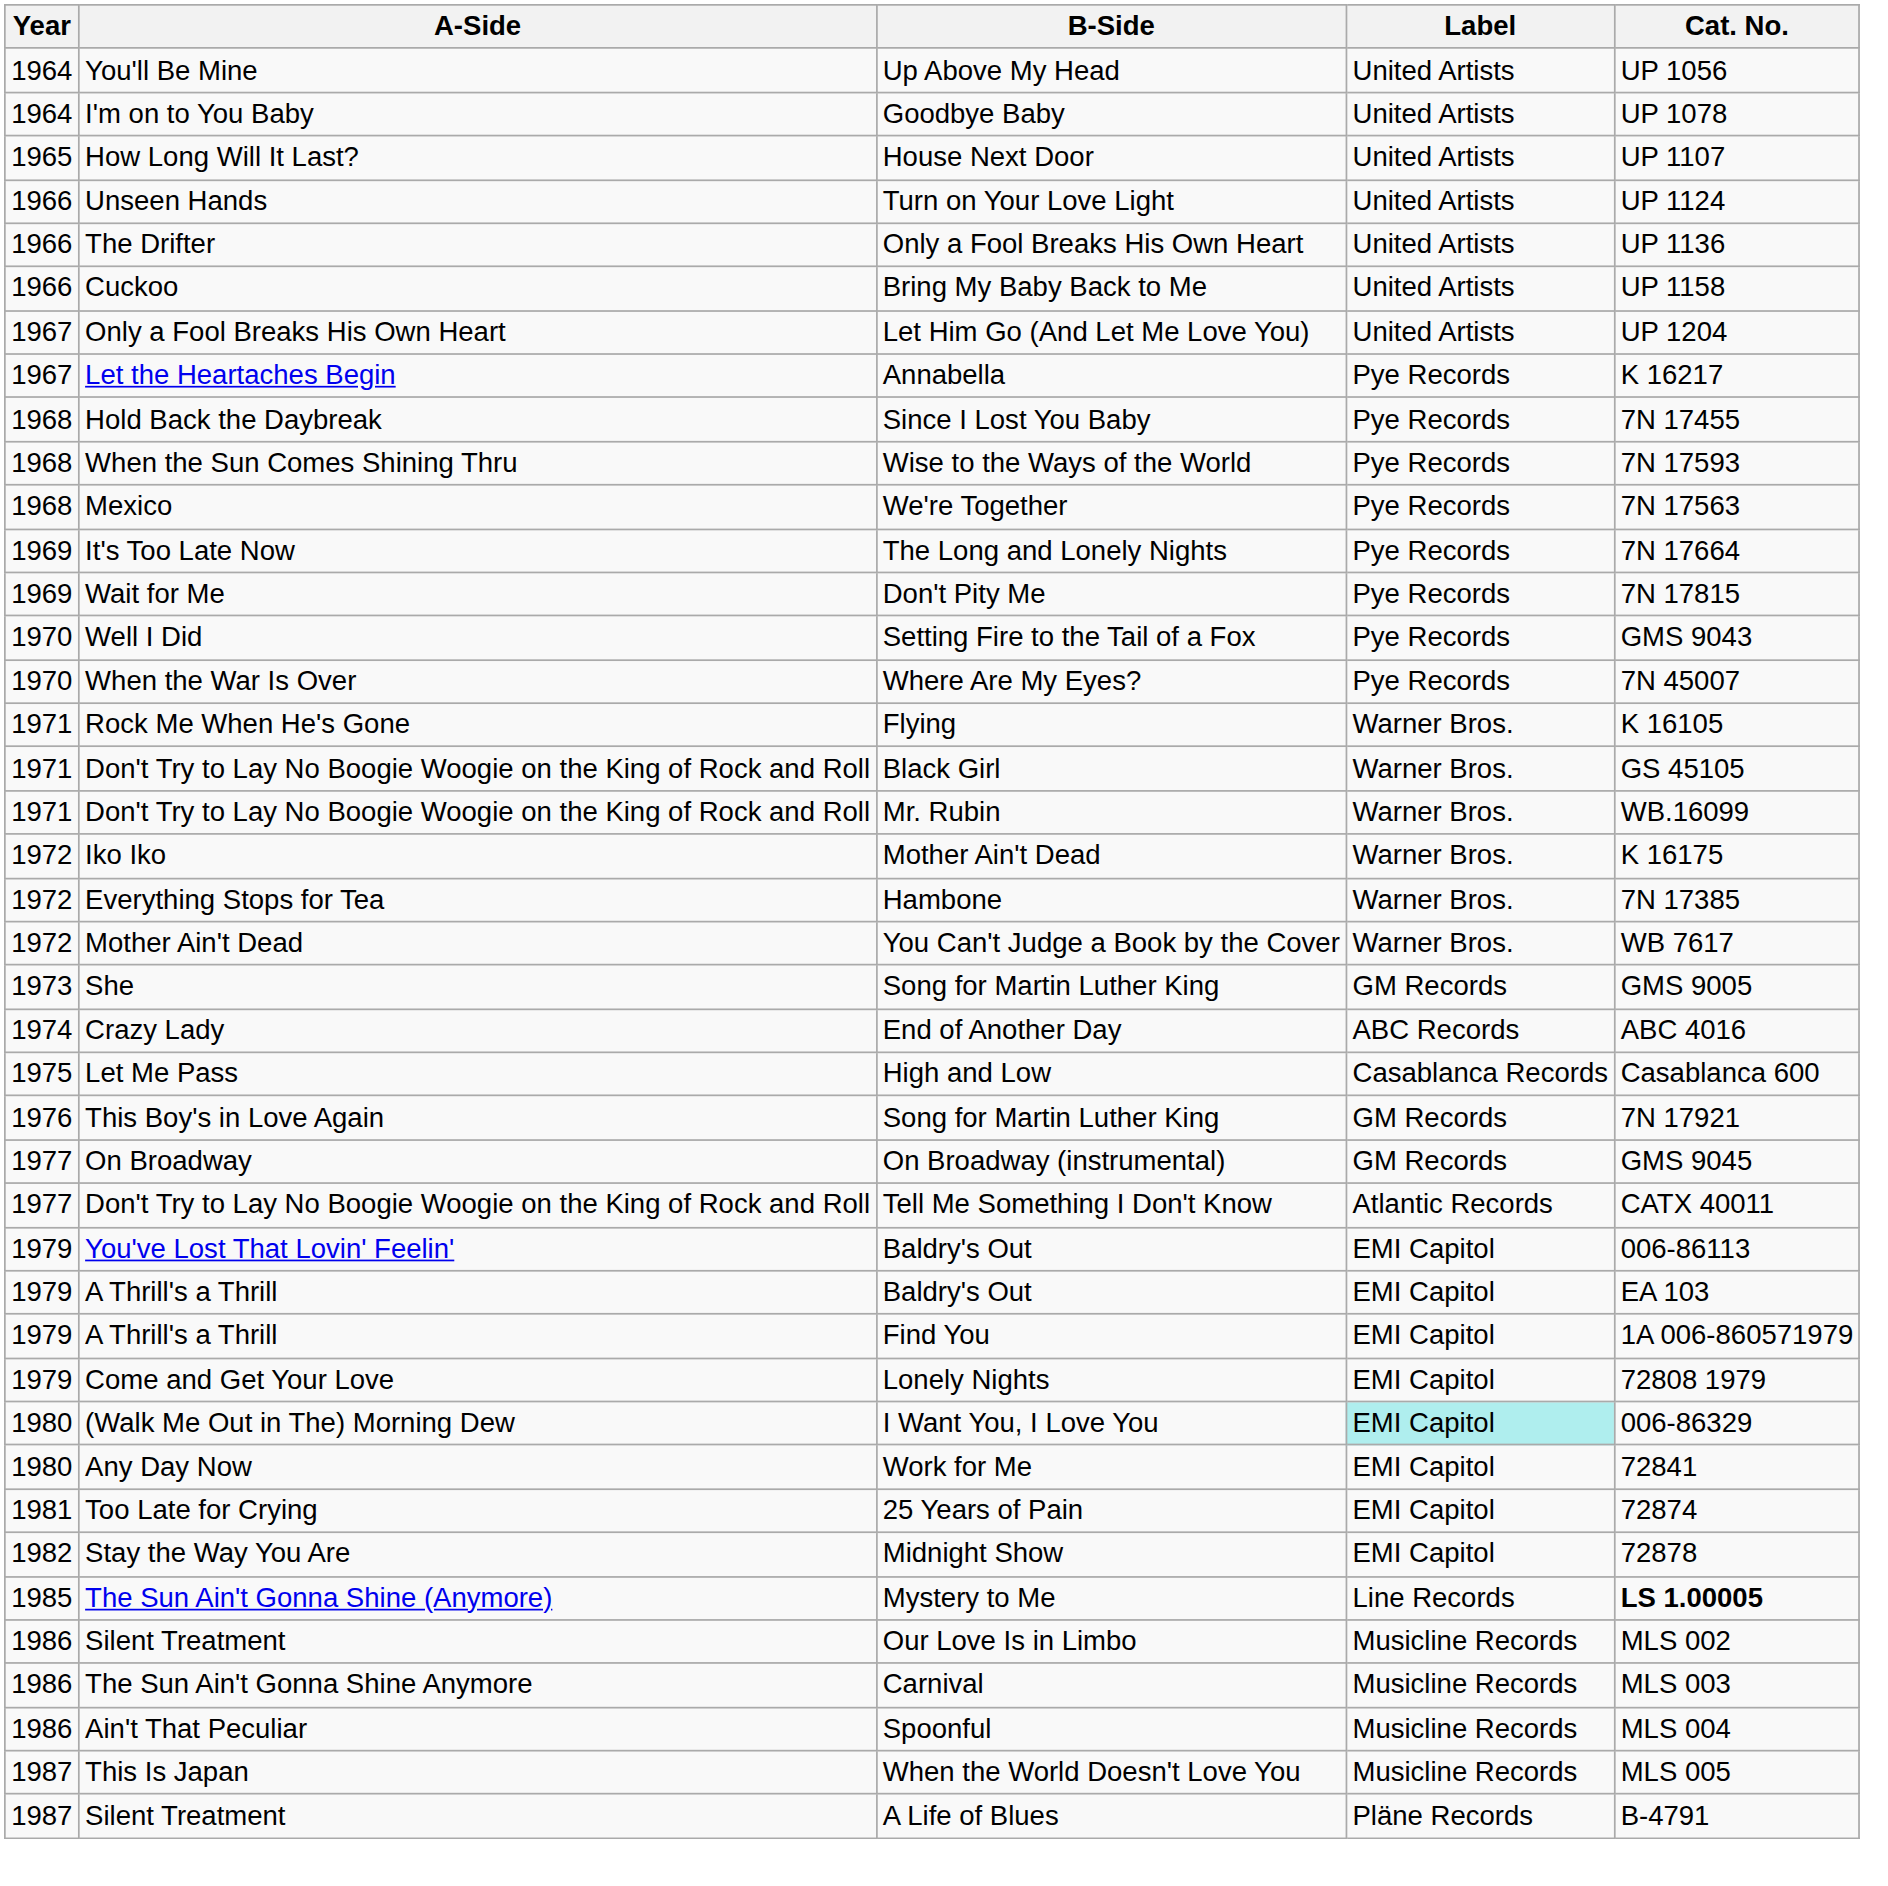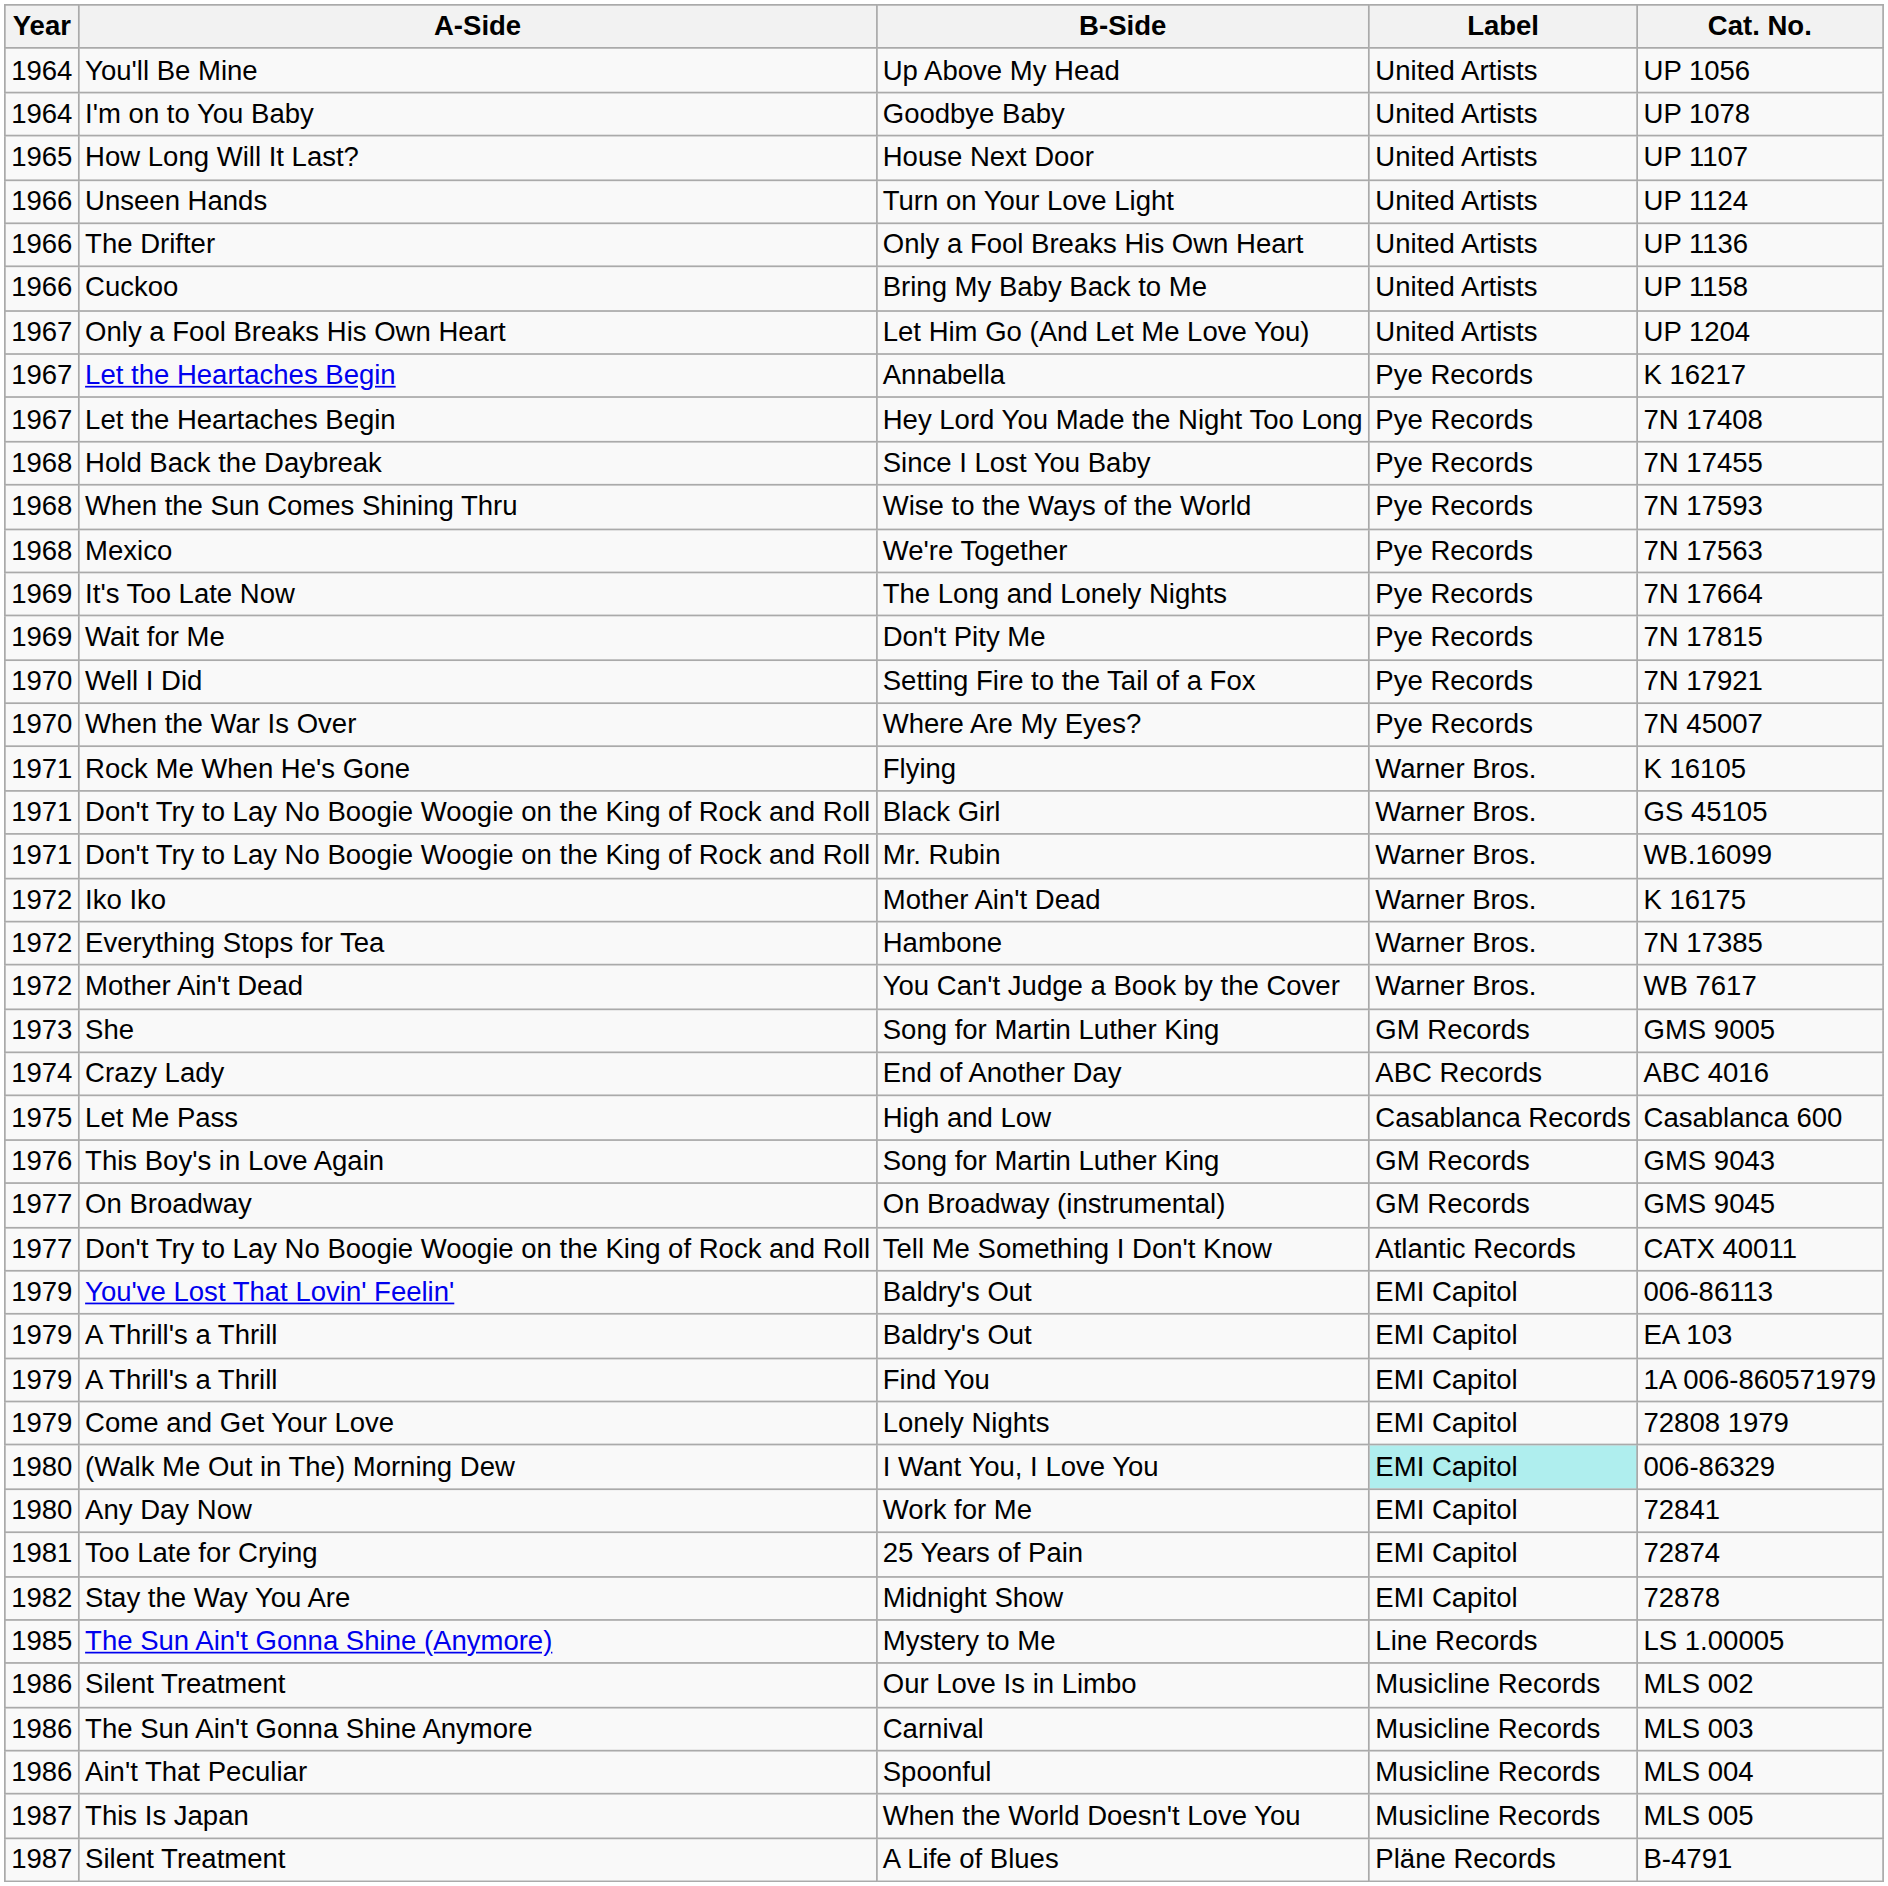+ row: (240, 419)
(1686, 637) GMS 9043 -> (1703, 680) 7N 17921
(1680, 1117) 7N 17921 -> (1709, 1161) GMS 9043
(1692, 1597) bold -> (1714, 1641) normal
